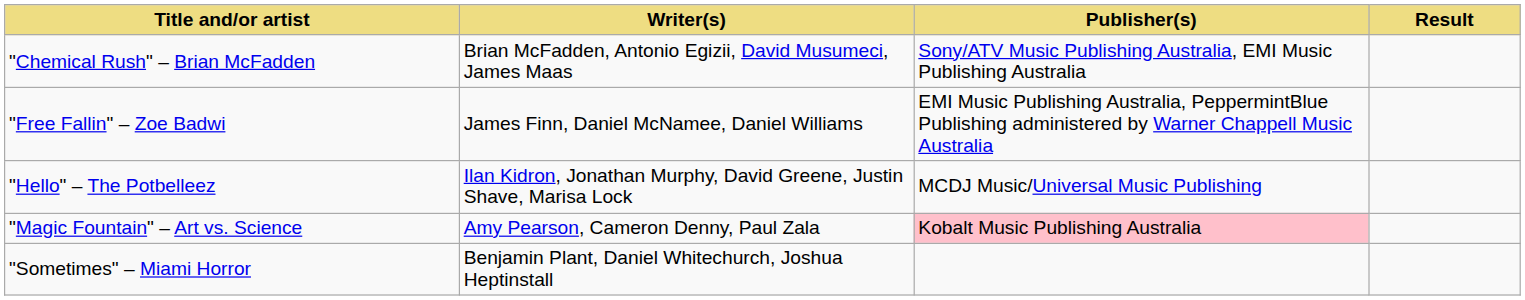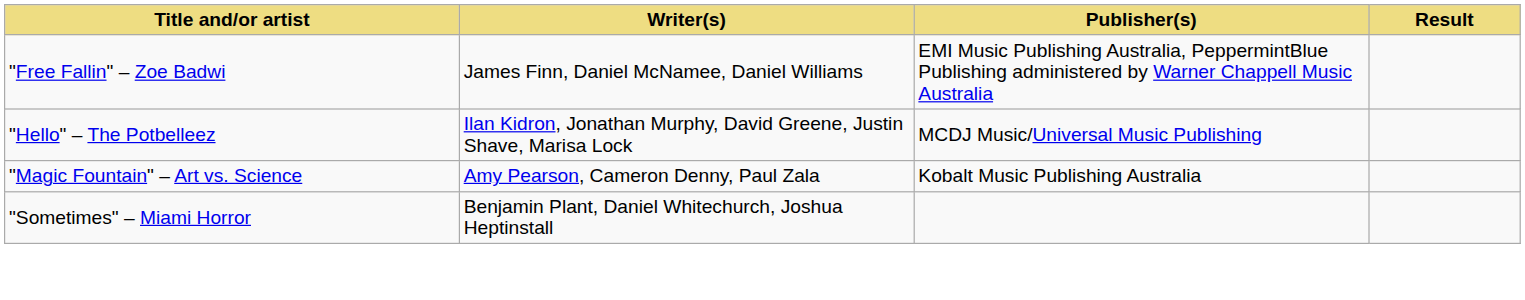- row: (162, 60)
(1060, 227) pink background -> (1060, 175) no background
